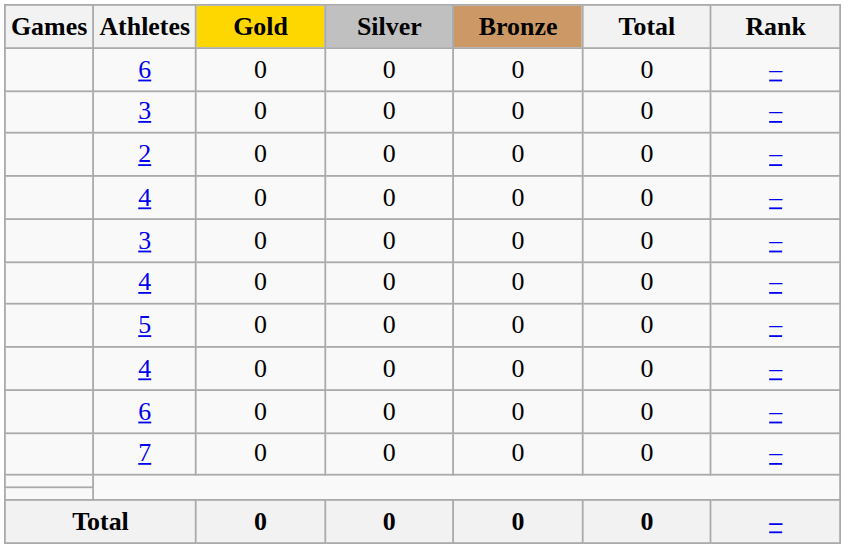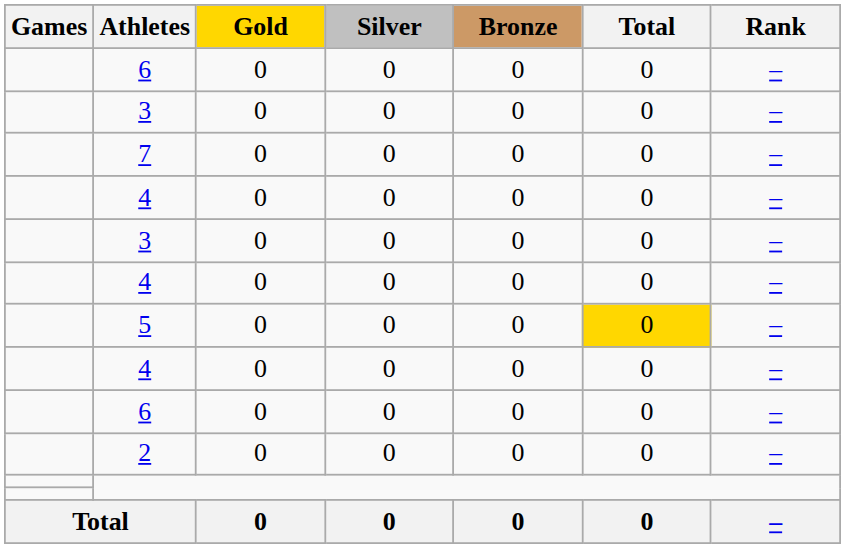rows swapped: (145, 453) <-> (145, 154)
(647, 325) no background -> (647, 325) gold background
